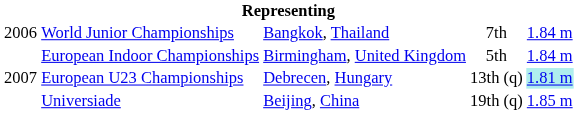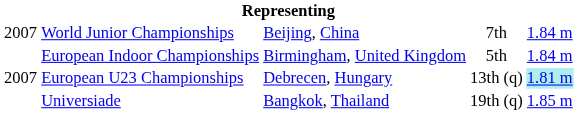(21, 33) 2006 -> (21, 33) 2007
(326, 33) Bangkok, Thailand -> (311, 33) Beijing, China
(311, 100) Beijing, China -> (326, 100) Bangkok, Thailand
